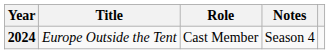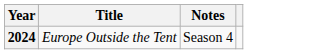- column: (221, 15)
